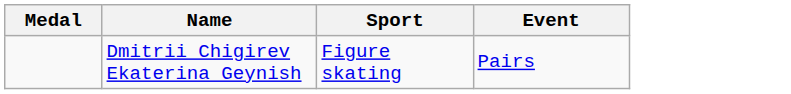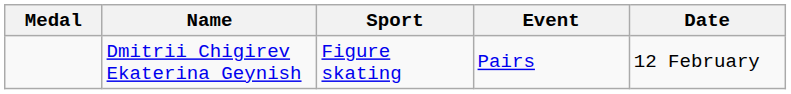+ column: (707, 20)
